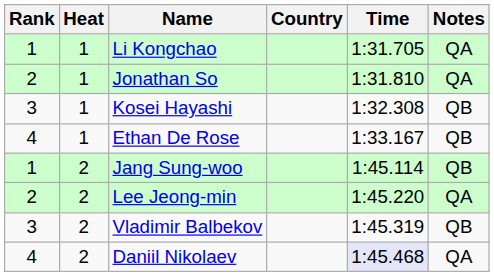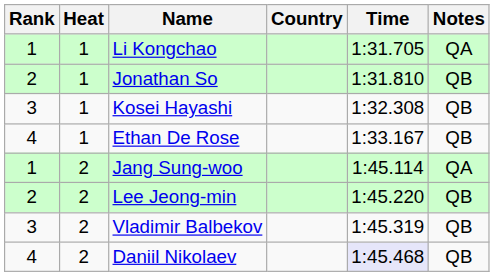(459, 78) QA -> (459, 78) QB
(459, 167) QB -> (459, 167) QA
(459, 197) QA -> (459, 197) QB
(459, 256) QA -> (459, 256) QB
